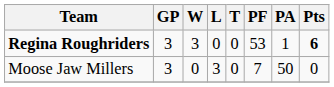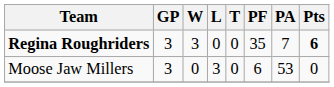(258, 43) 53 -> (258, 43) 35
(285, 43) 1 -> (285, 43) 7
(258, 69) 7 -> (258, 69) 6
(285, 69) 50 -> (285, 69) 53
